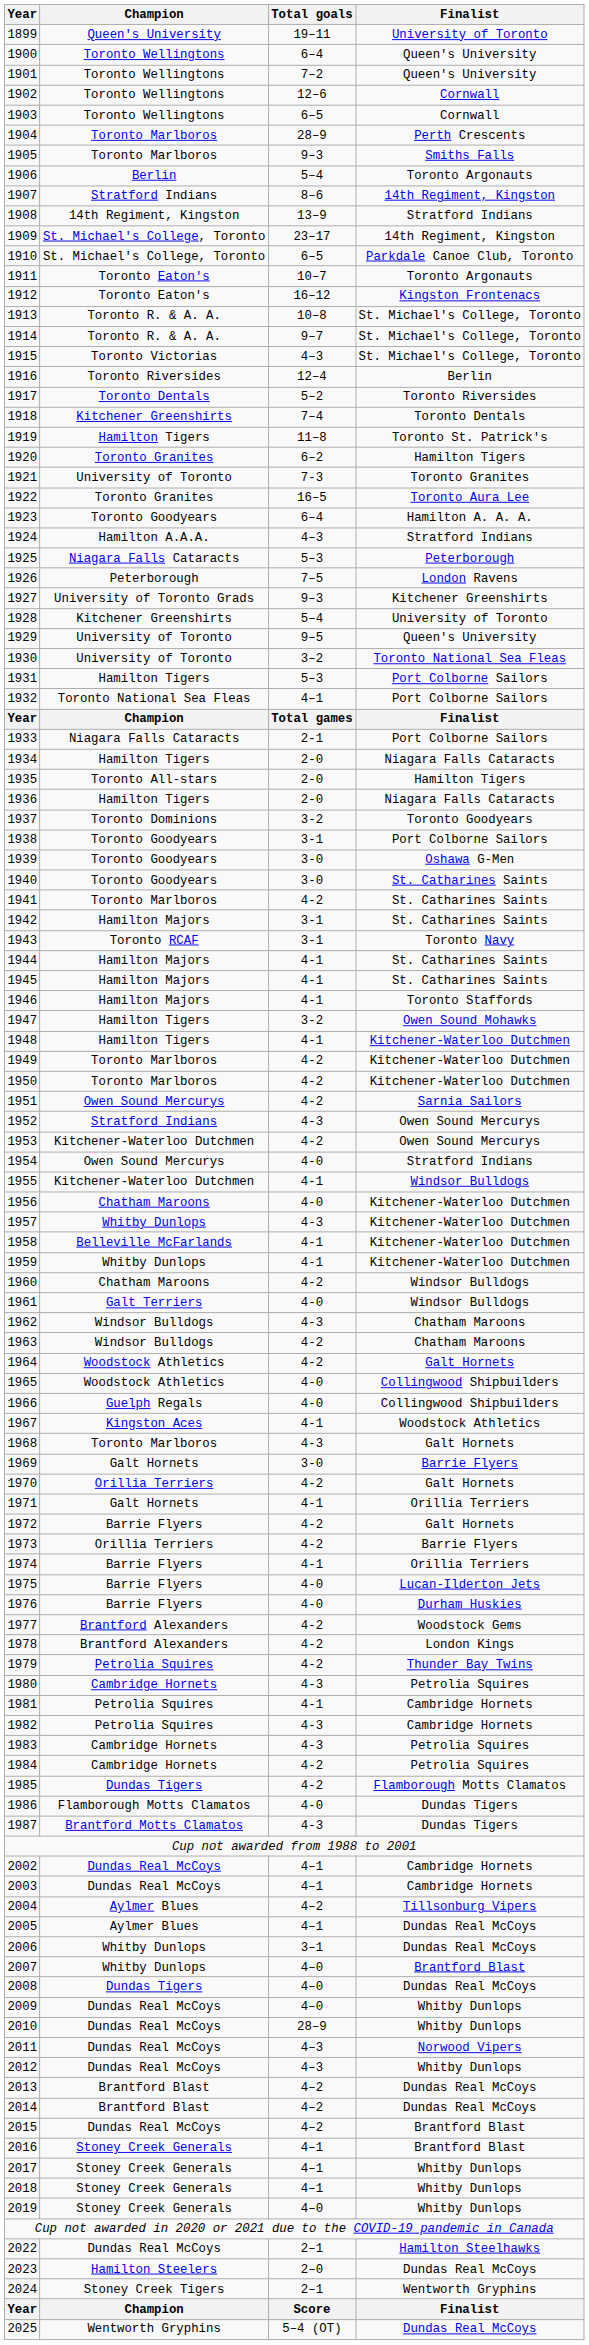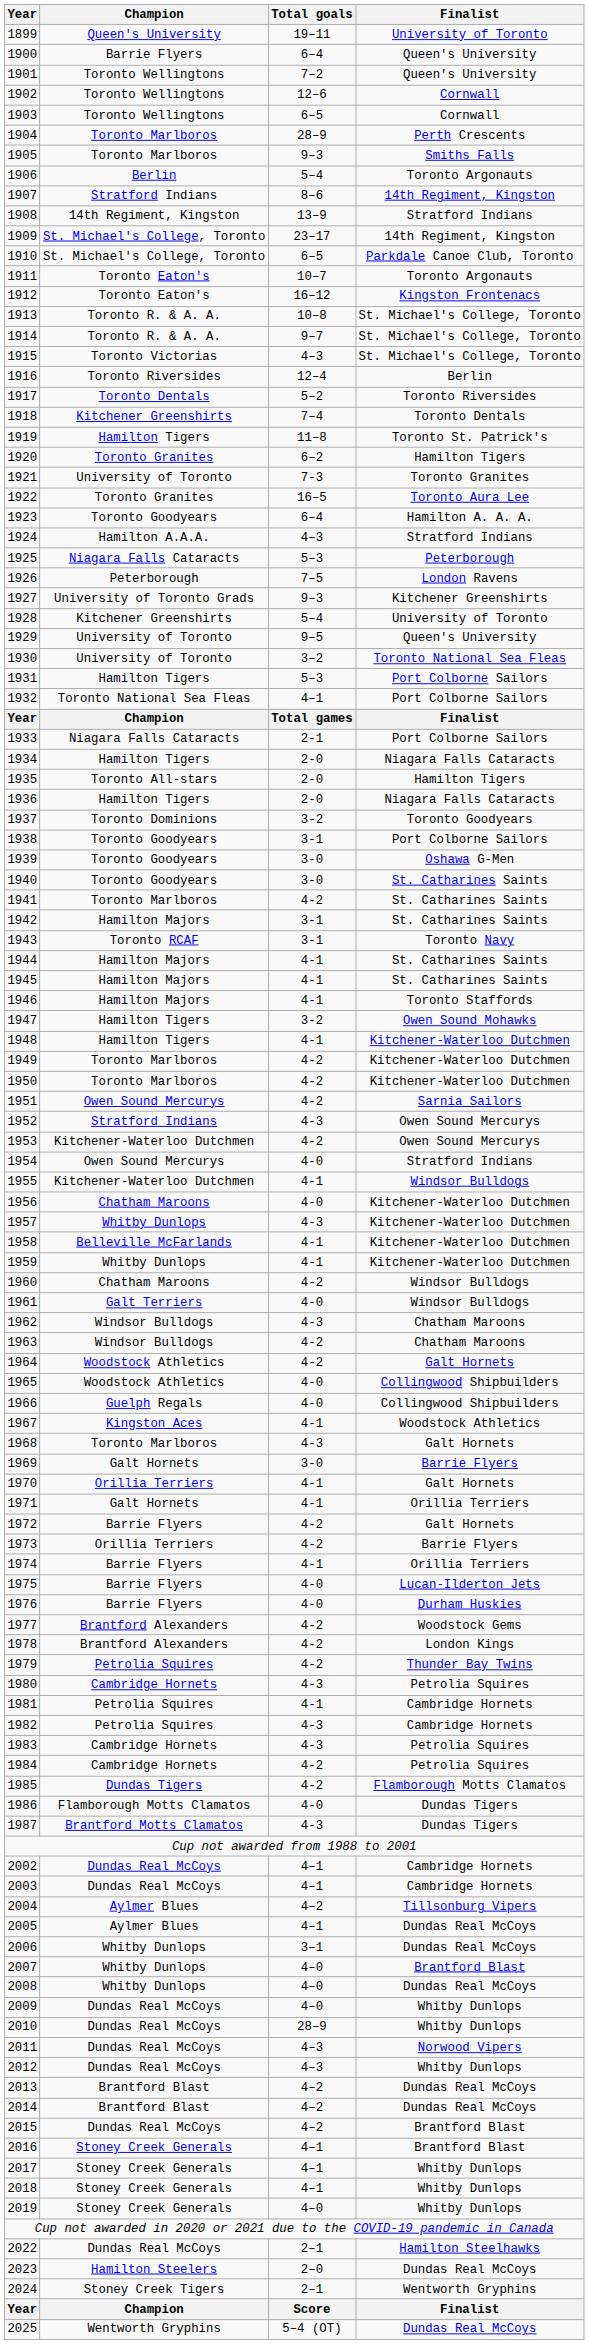(154, 55) Toronto Wellingtons -> (154, 55) Barrie Flyers
(312, 1484) 4-2 -> (312, 1484) 4-1
(154, 1987) Dundas Tigers -> (154, 1987) Whitby Dunlops
